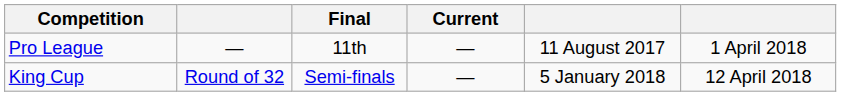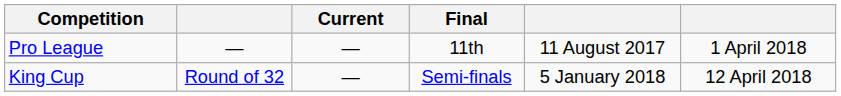columns swapped: (465, 18) <-> (350, 18)
